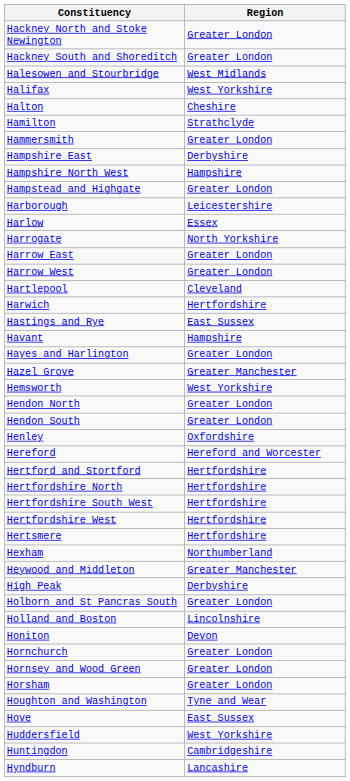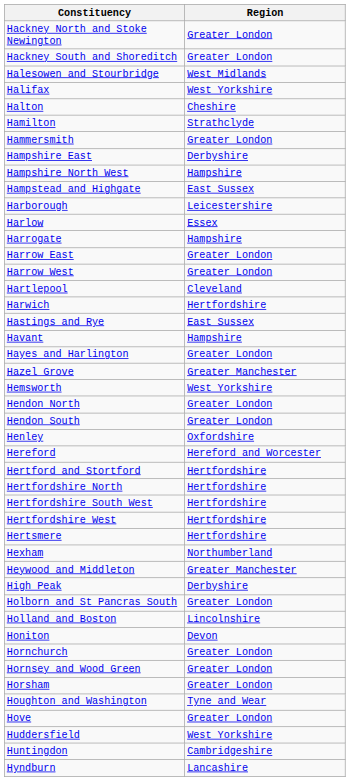(230, 190) Greater London -> (221, 190) East Sussex
(233, 239) North Yorkshire -> (215, 239) Hampshire
(221, 718) East Sussex -> (230, 718) Greater London
